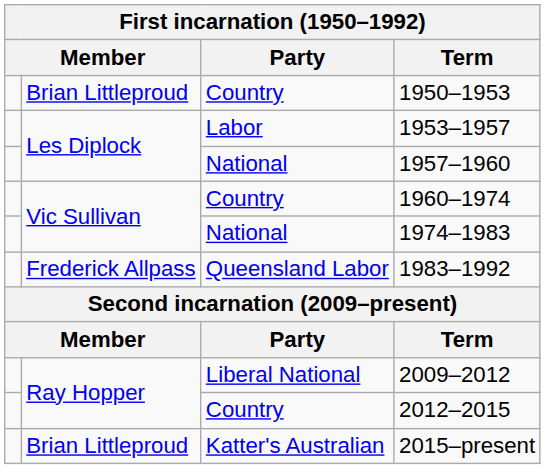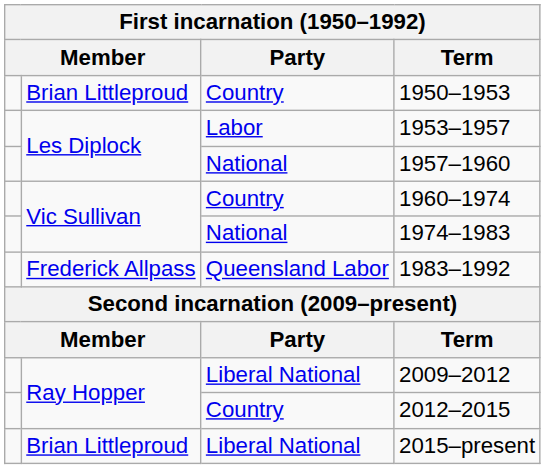(295, 445) Katter's Australian -> (283, 445) Liberal National
